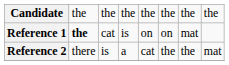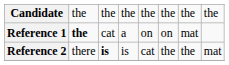(125, 32) is -> (124, 32) a
(105, 51) normal -> (105, 51) bold
(124, 51) a -> (125, 51) is
